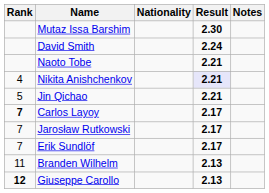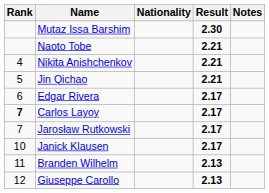- row: (66, 46)
(212, 79) lavender background -> (212, 63) no background
+ row: (68, 96)
- row: (66, 146)
+ row: (73, 146)
(20, 180) bold -> (20, 180) normal
